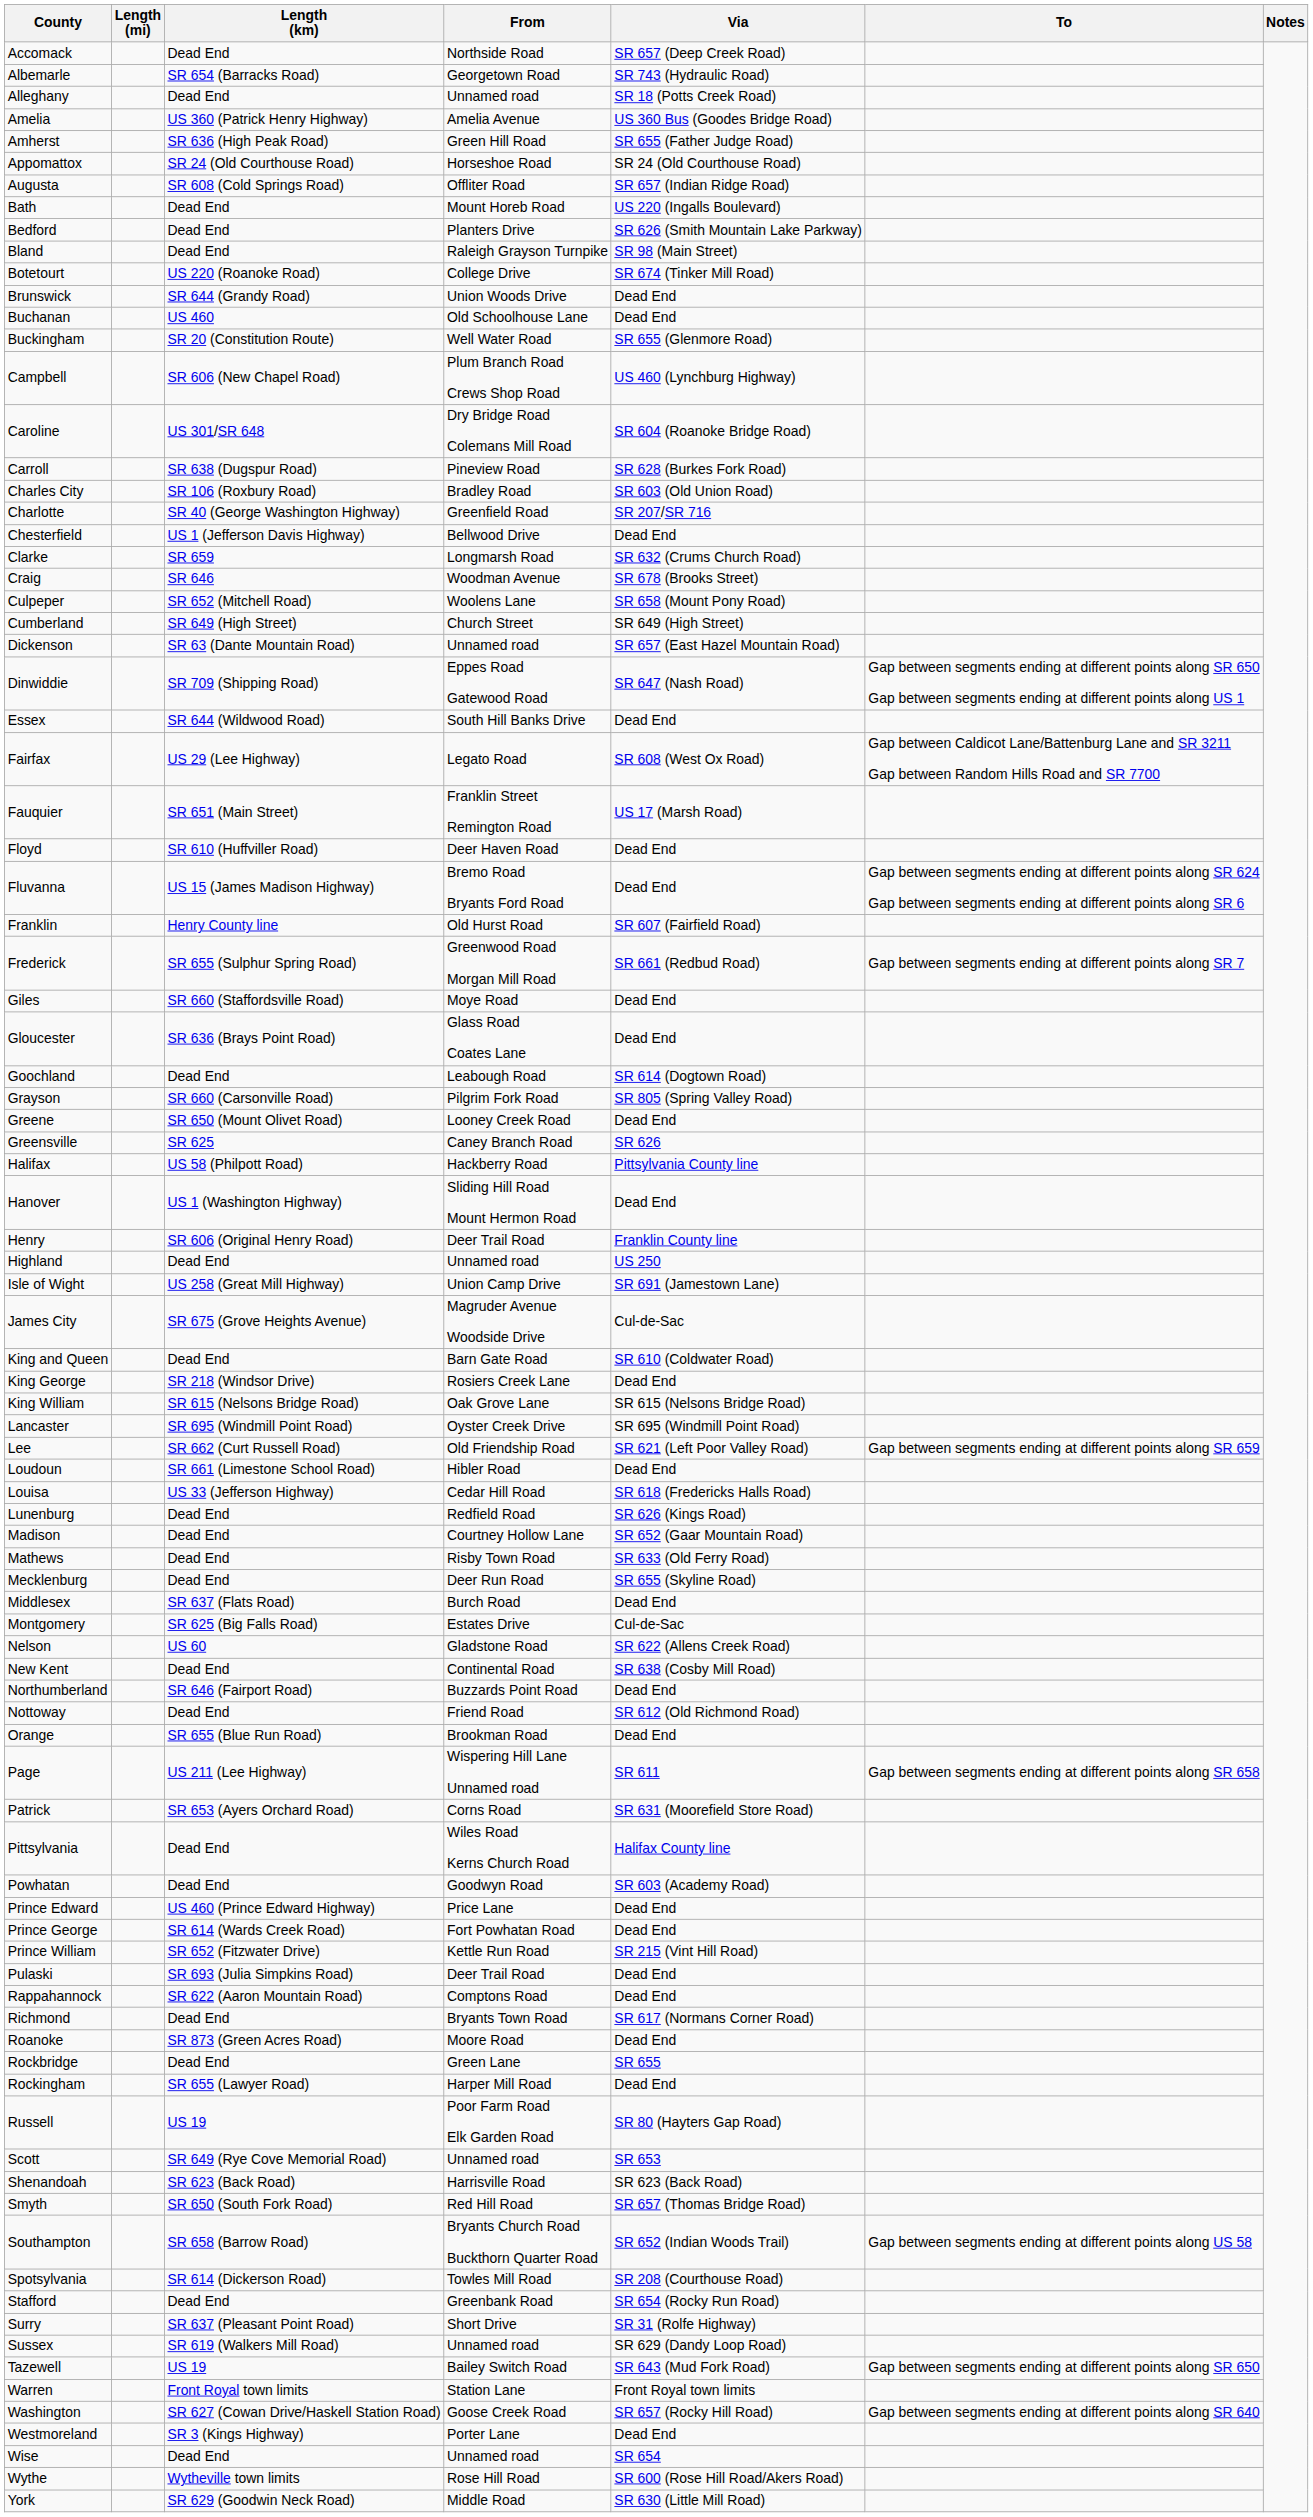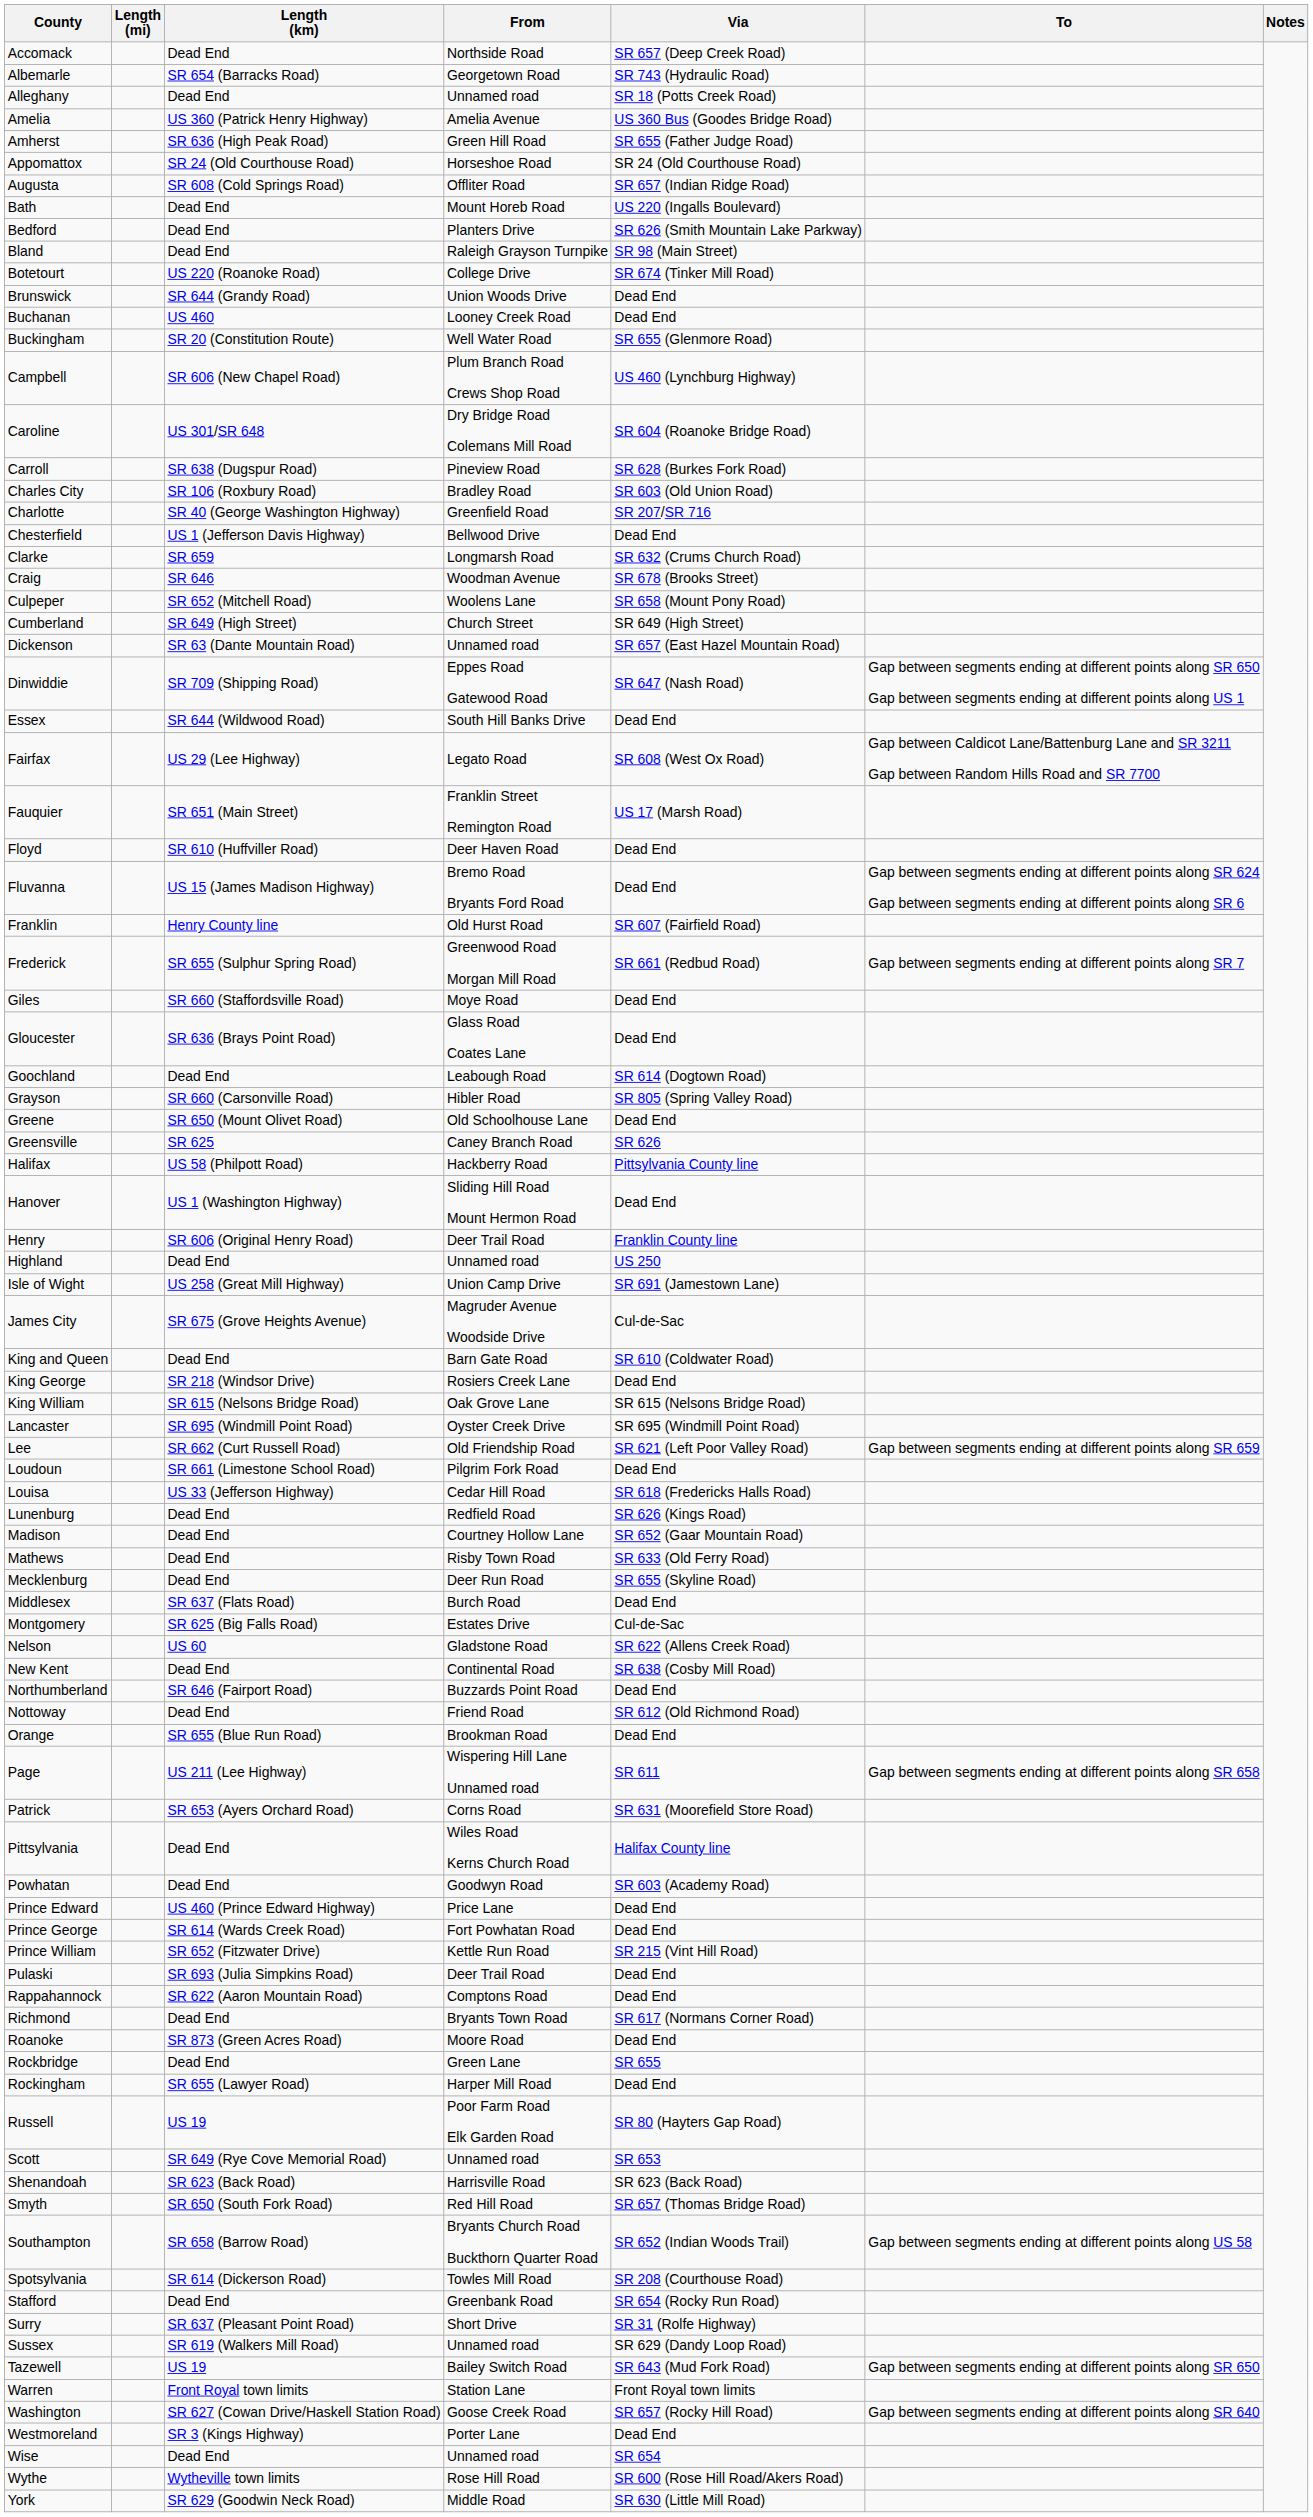(517, 318) Old Schoolhouse Lane -> (509, 318) Looney Creek Road
(503, 1098) Pilgrim Fork Road -> (484, 1098) Hibler Road
(509, 1120) Looney Creek Road -> (517, 1120) Old Schoolhouse Lane
(484, 1470) Hibler Road -> (503, 1470) Pilgrim Fork Road
